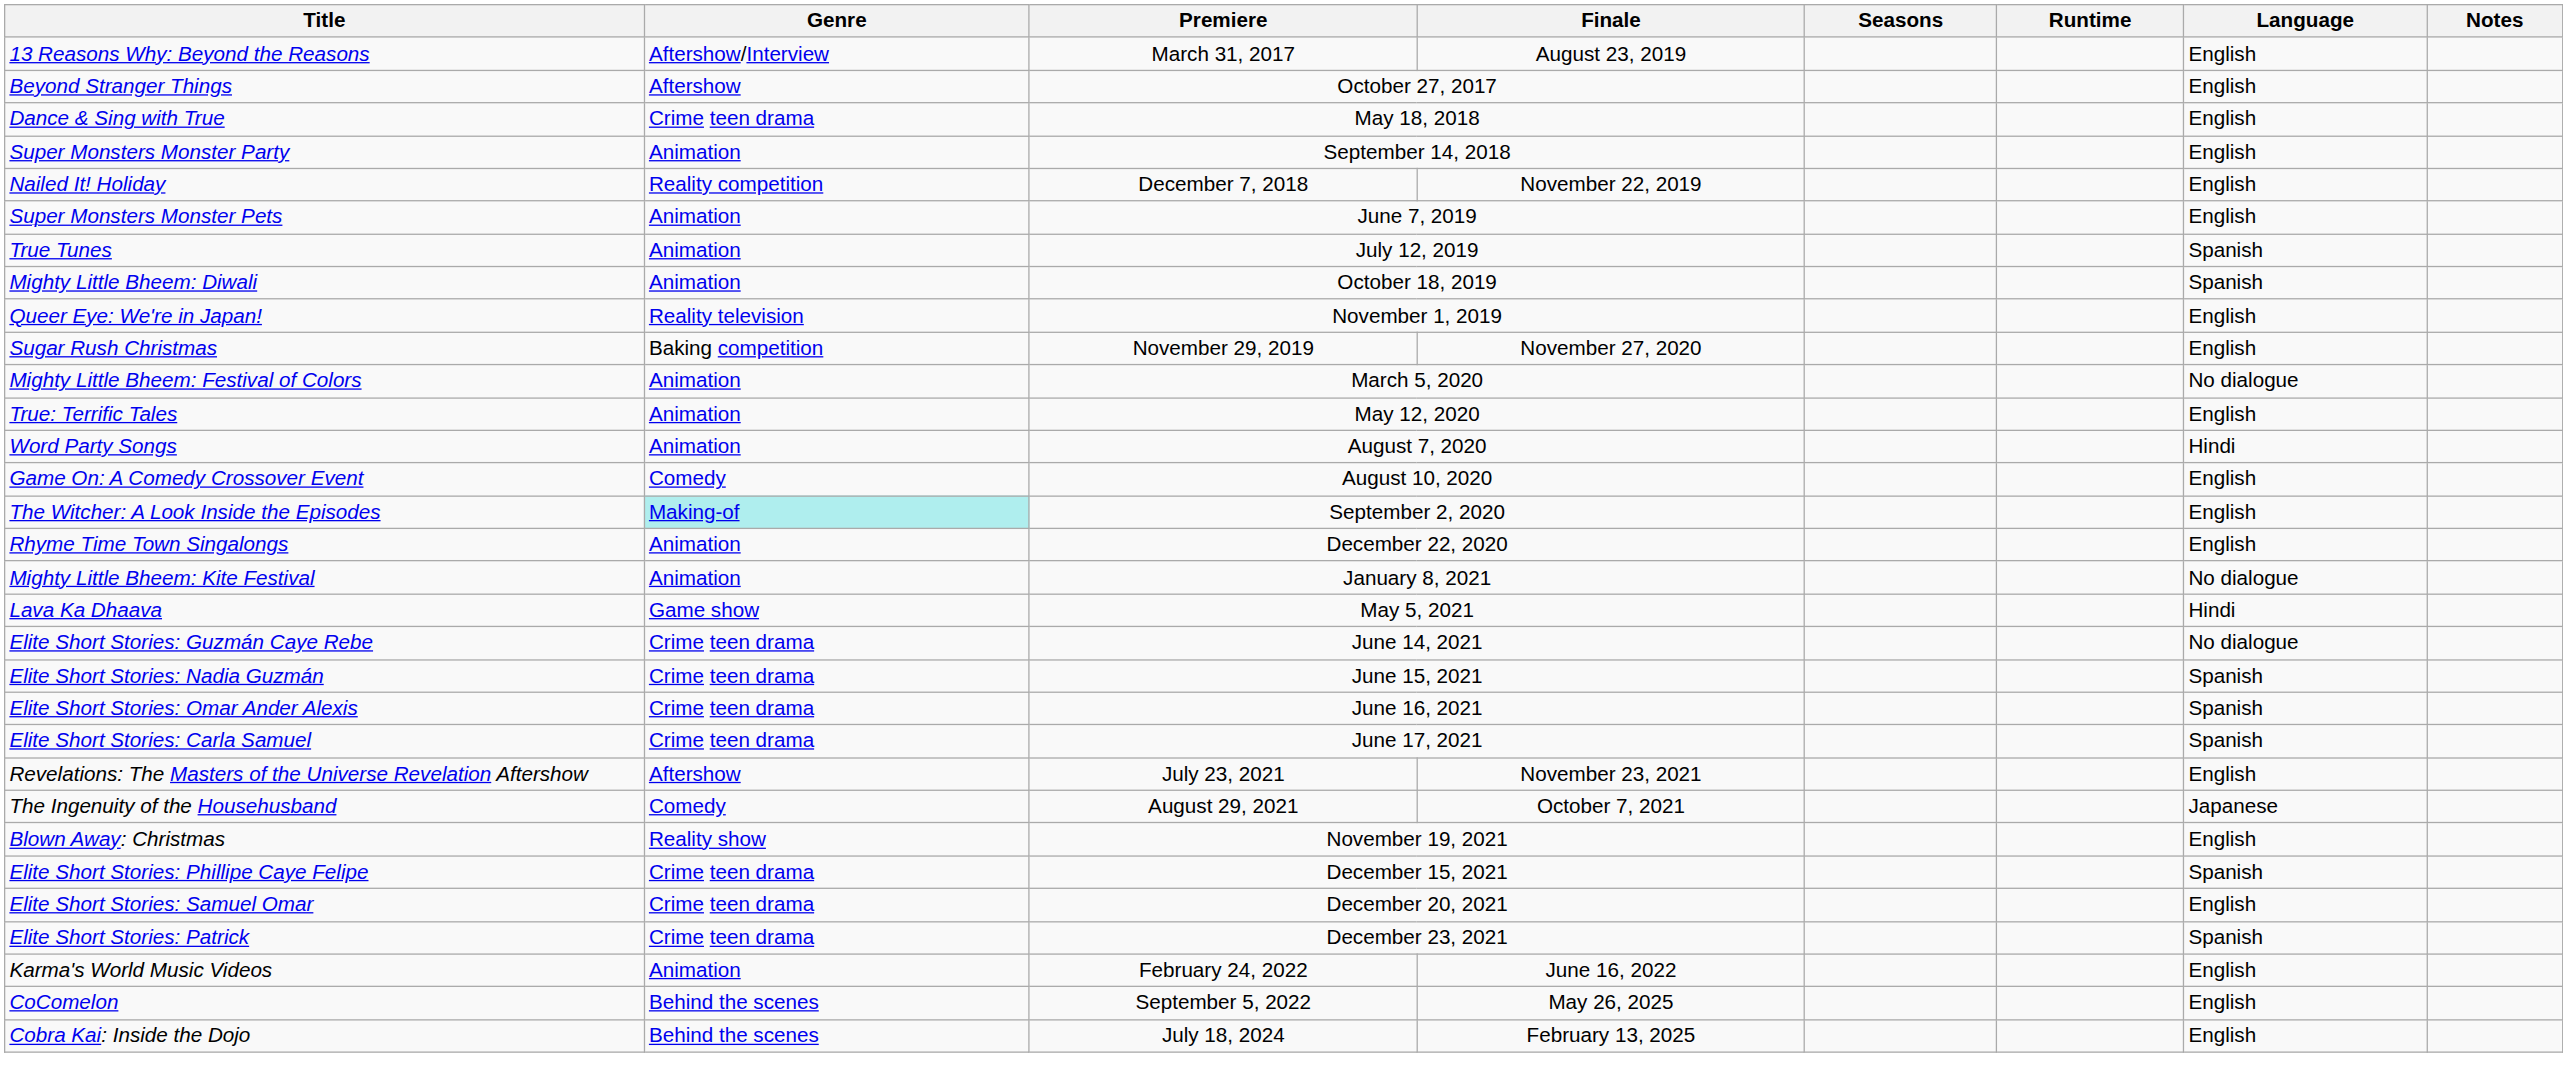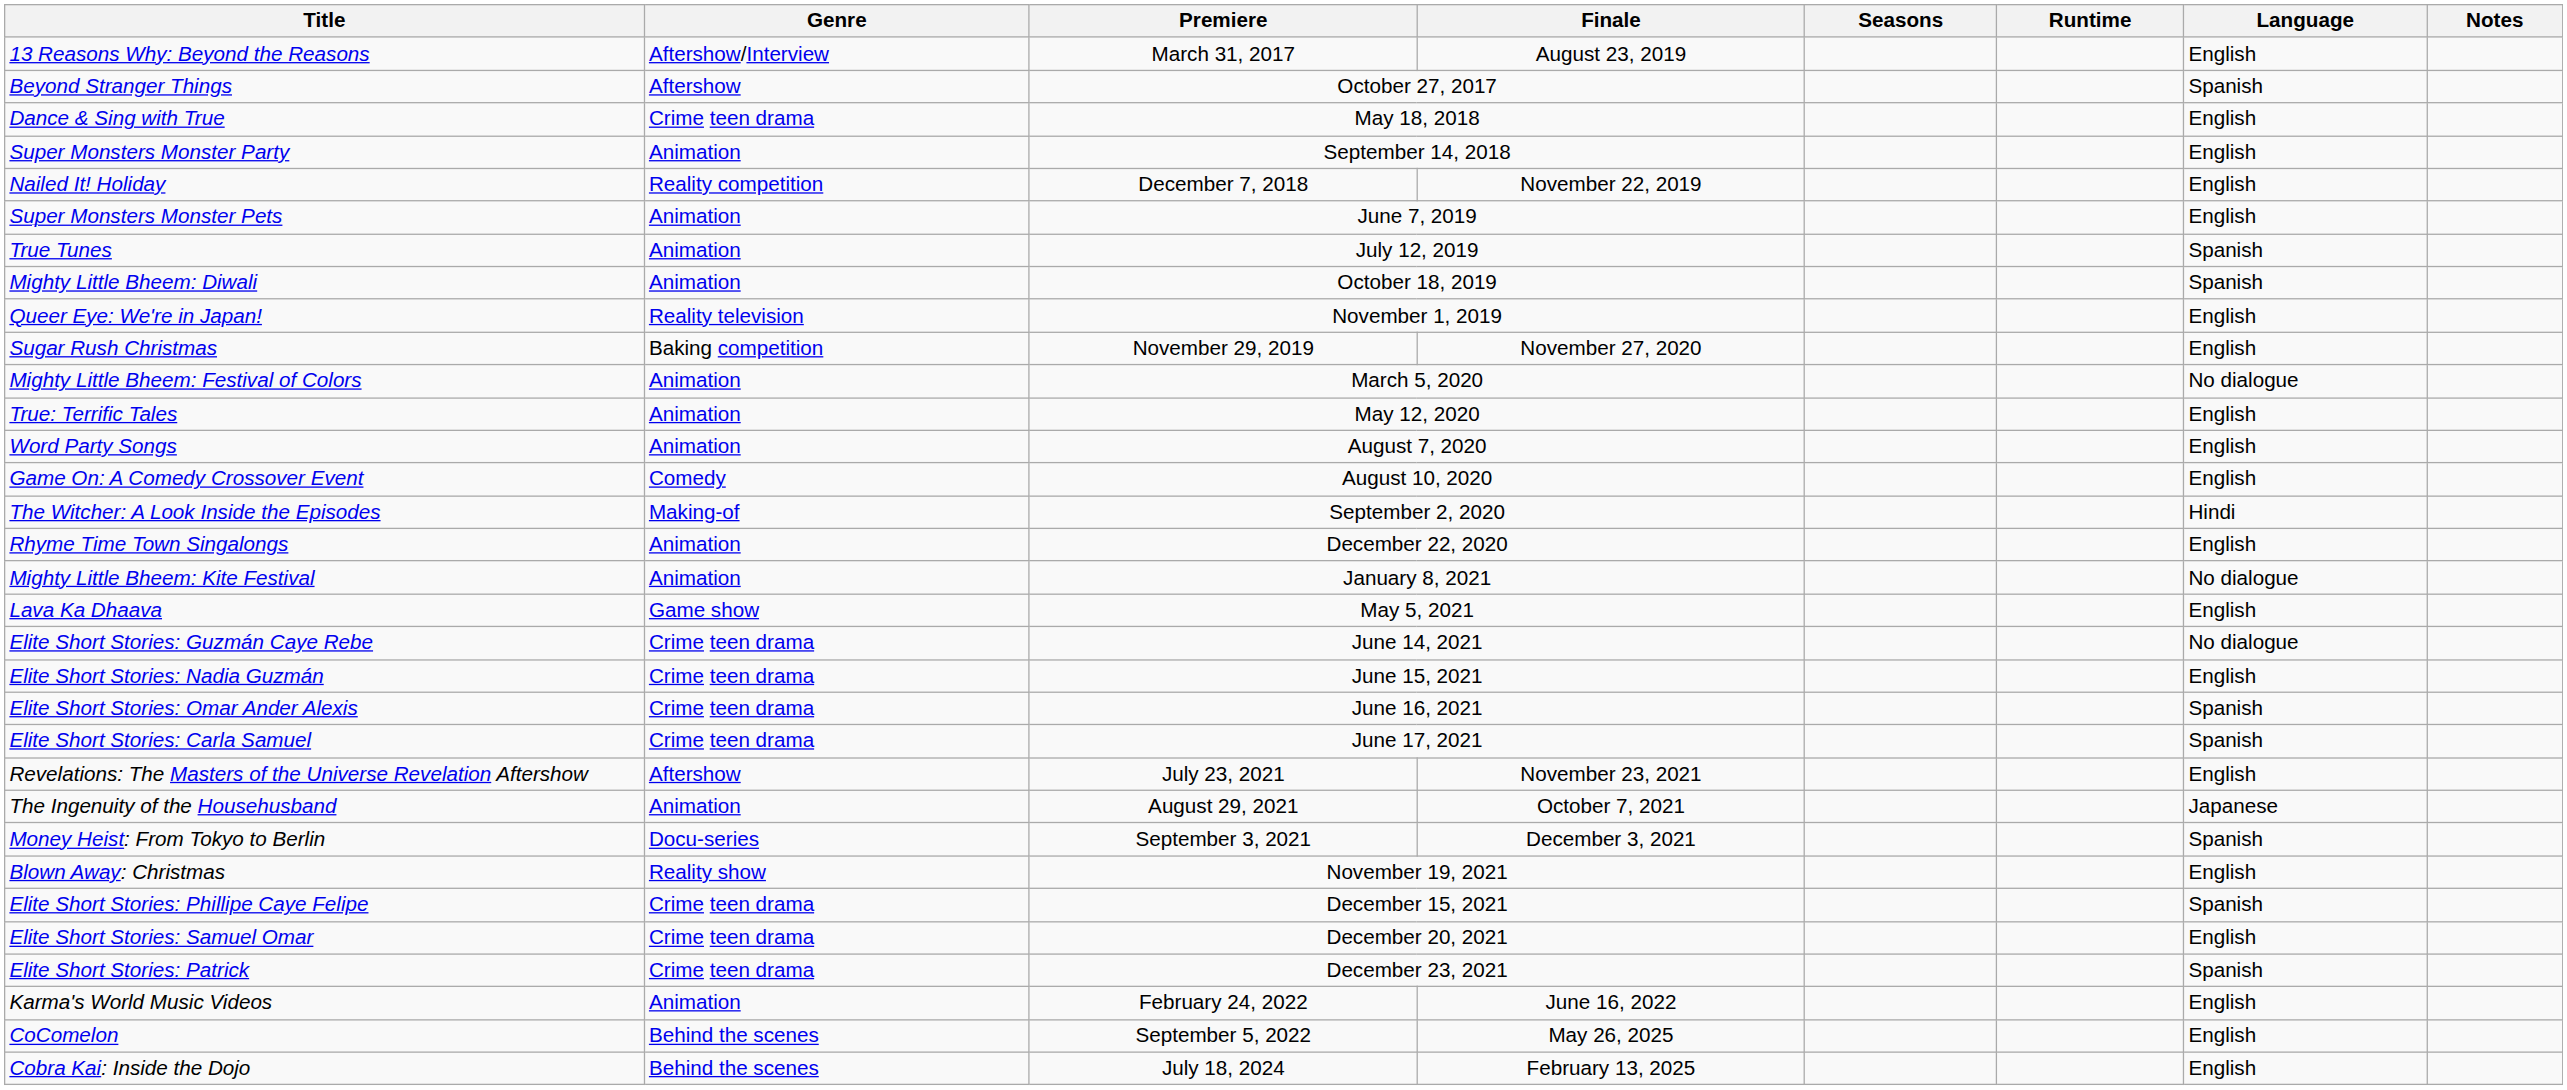(2222, 86) English -> (2226, 86) Spanish
(2212, 446) Hindi -> (2222, 446) English
(694, 511) paleturquoise background -> (694, 511) no background
(2222, 511) English -> (2212, 511) Hindi
(2212, 610) Hindi -> (2222, 610) English
(2226, 675) Spanish -> (2222, 675) English
(687, 806) Comedy -> (695, 806) Animation
+ row: (167, 839)
